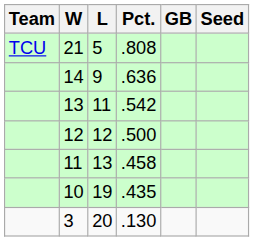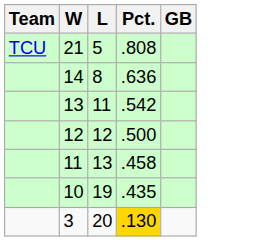- column: (222, 18)
(97, 76) 9 -> (97, 76) 8
(139, 221) no background -> (139, 221) gold background
